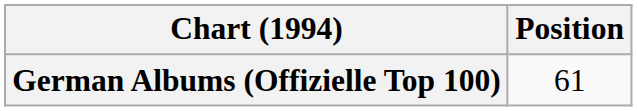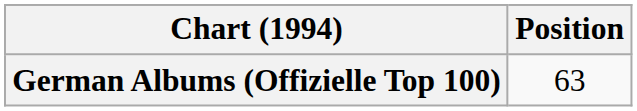(570, 79) 61 -> (570, 79) 63
